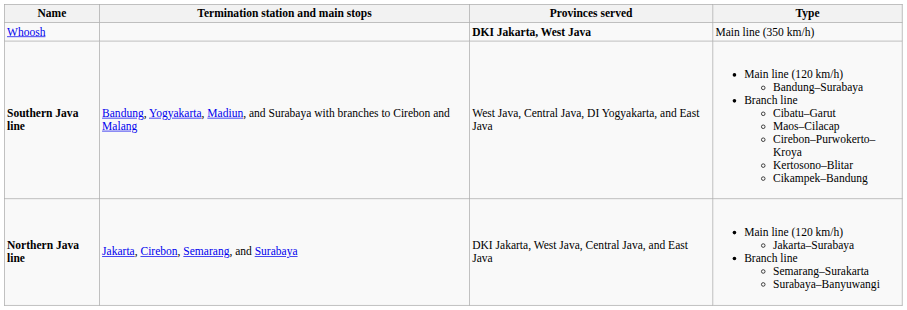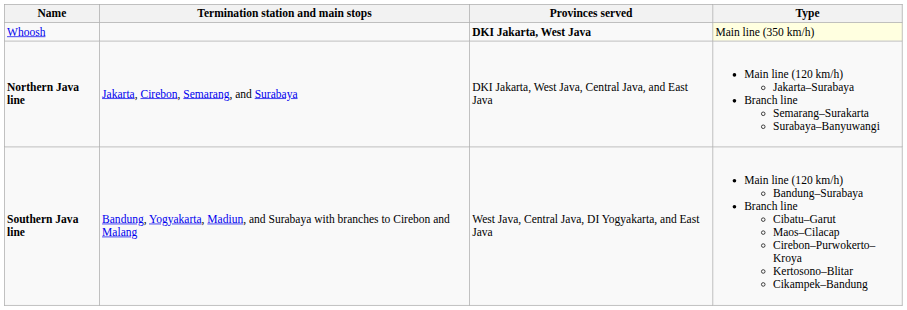(765, 31) no background -> (765, 31) lightyellow background
rows swapped: (43, 252) <-> (43, 120)
